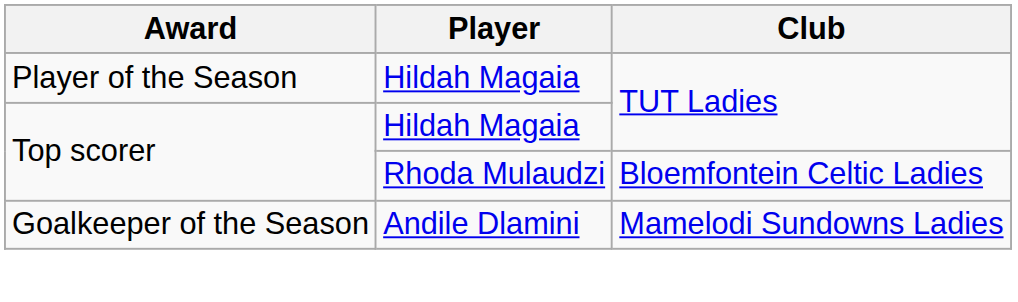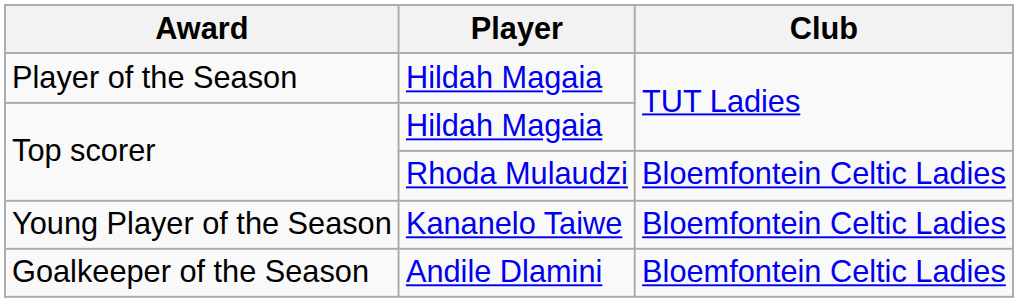+ row: (202, 223)
(811, 223) Mamelodi Sundowns Ladies -> (824, 272) Bloemfontein Celtic Ladies
